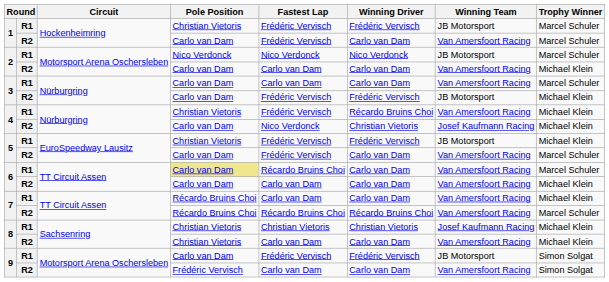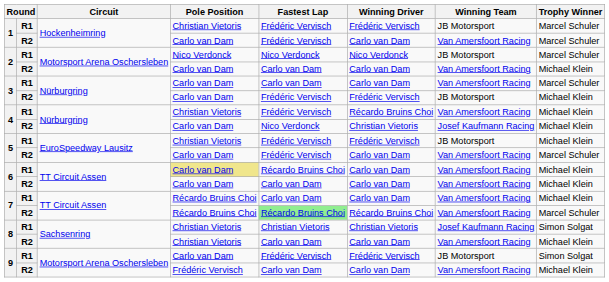(569, 169) Marcel Schuler -> (566, 169) Michael Klein
(303, 212) no background -> (303, 212) lightgreen background
(566, 227) Michael Klein -> (566, 227) Simon Solgat
(566, 270) Simon Solgat -> (566, 270) Michael Klein
